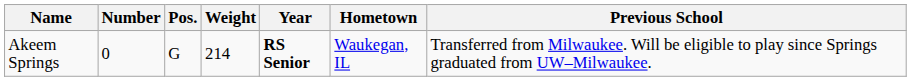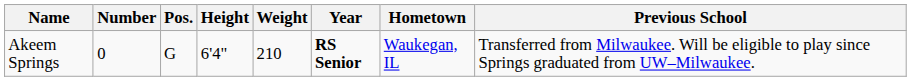+ column: (225, 17)
(218, 53) 214 -> (269, 53) 210
